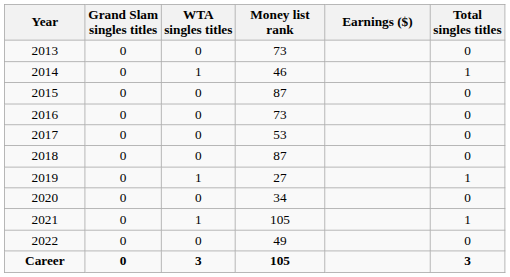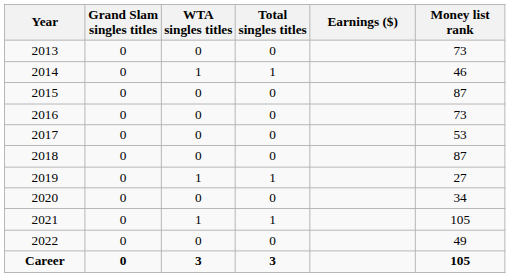columns swapped: (467, 22) <-> (280, 22)
